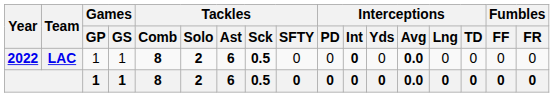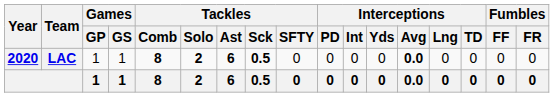(23, 59) 2022 -> (23, 59) 2020
(354, 59) bold -> (354, 59) normal
